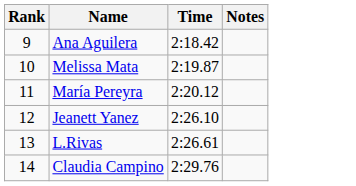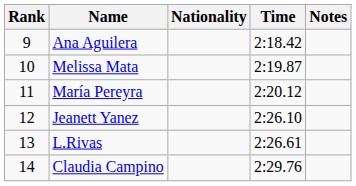+ column: (209, 17)
